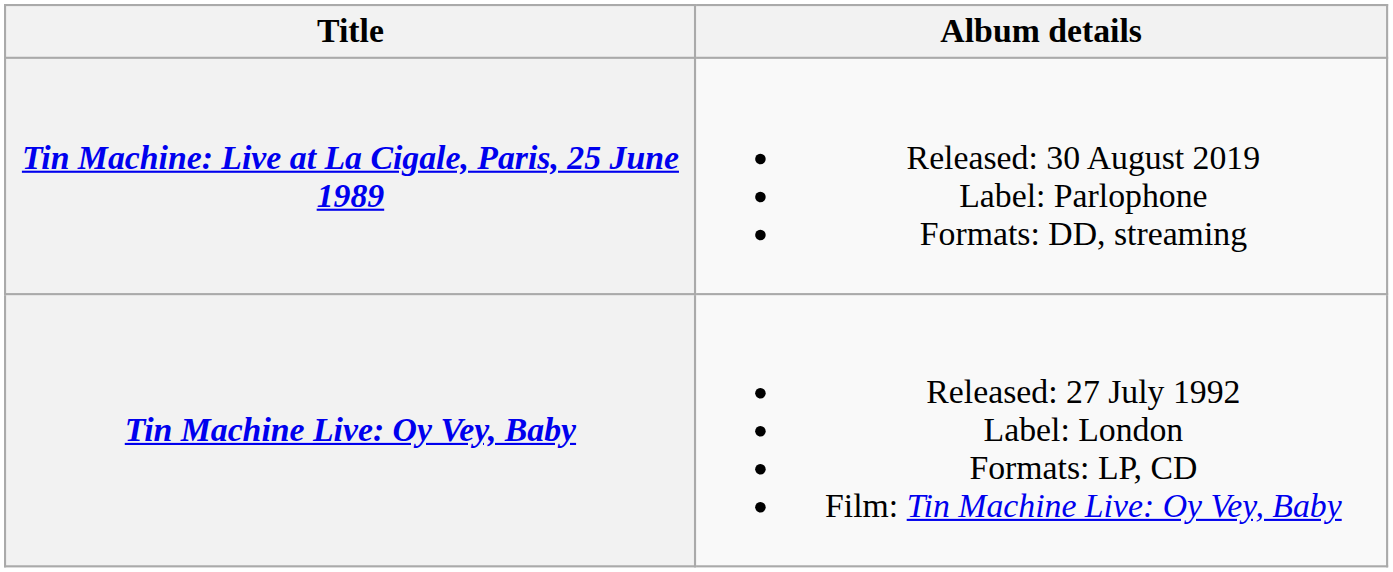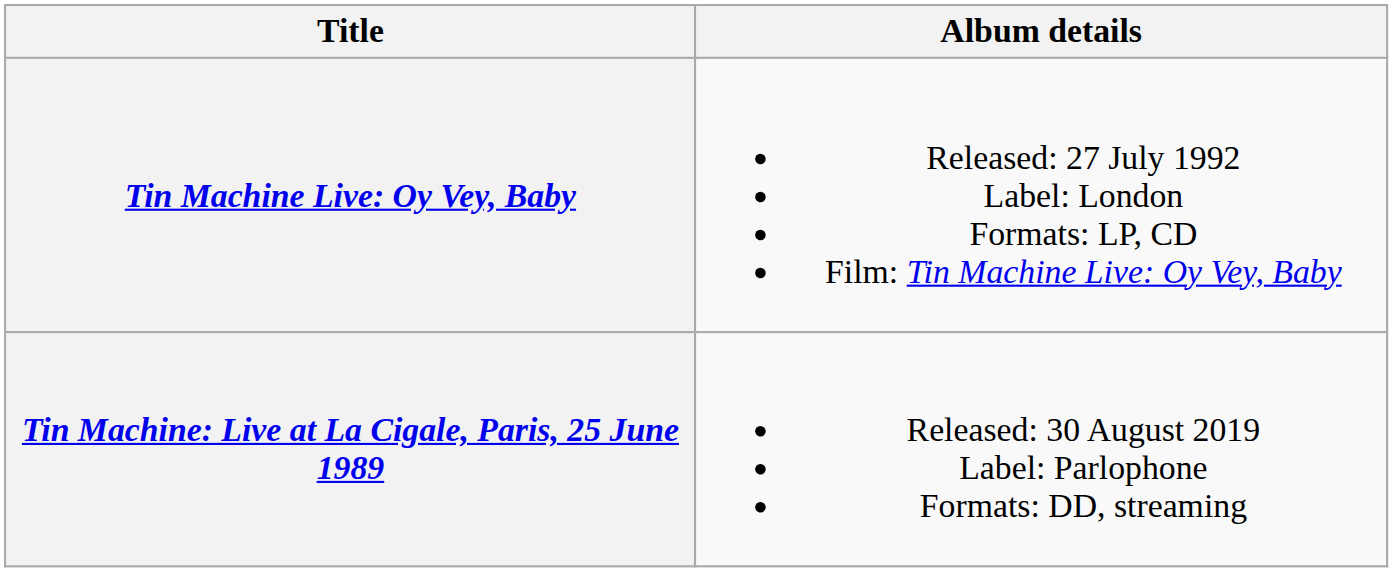rows swapped: (350, 429) <-> (350, 175)
